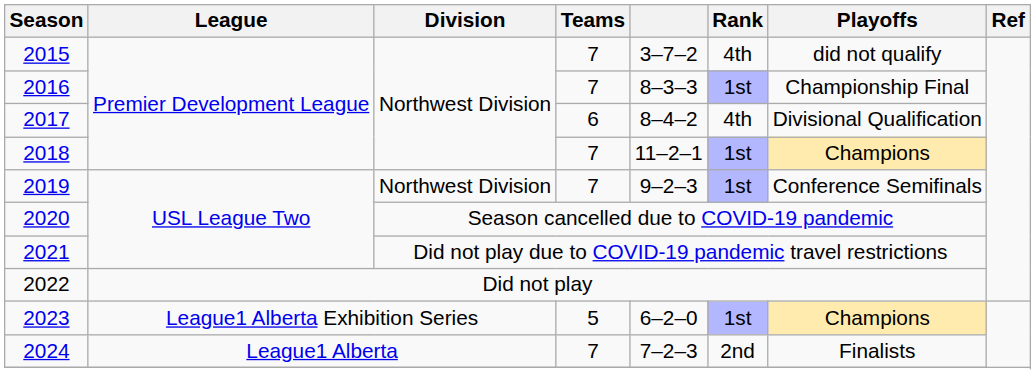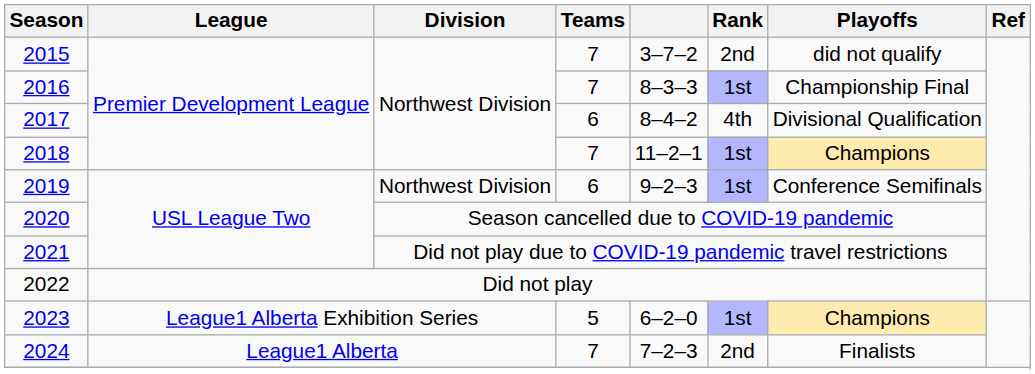(738, 53) 4th -> (738, 53) 2nd
(593, 185) 7 -> (593, 185) 6
